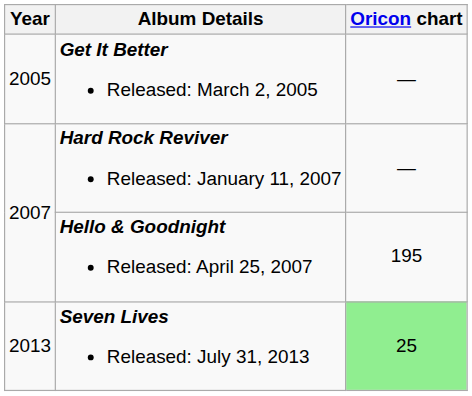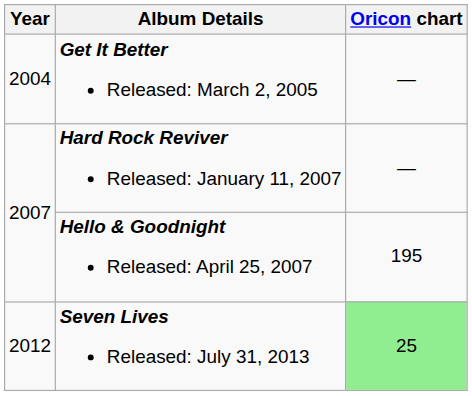(30, 78) 2005 -> (30, 78) 2004
(30, 345) 2013 -> (30, 345) 2012
